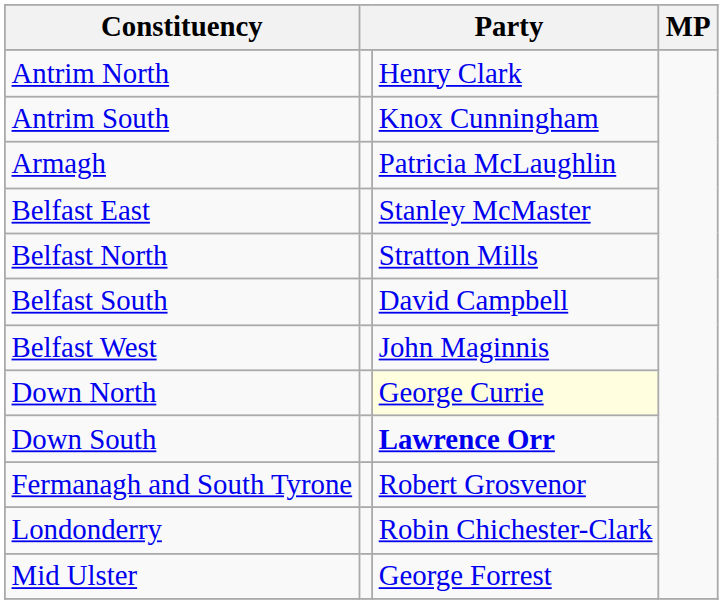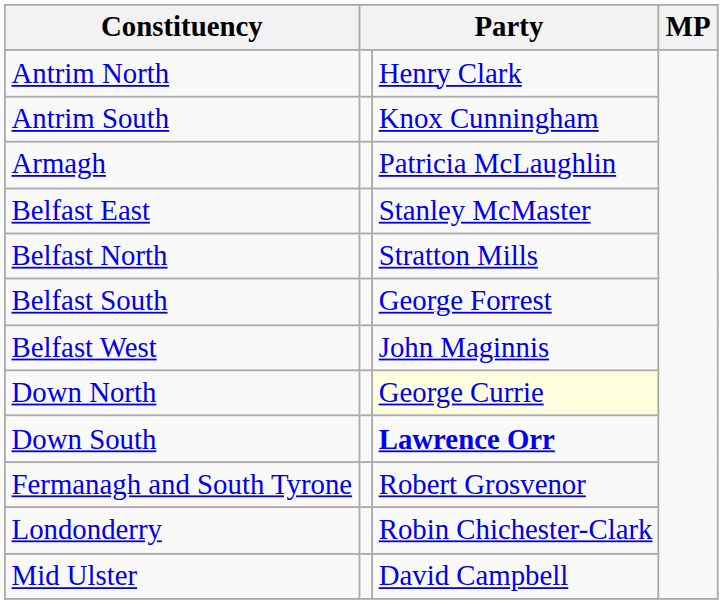(473, 301) David Campbell -> (465, 301) George Forrest
(465, 575) George Forrest -> (473, 575) David Campbell
